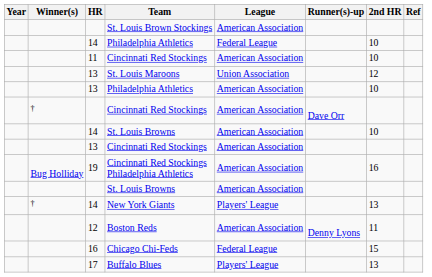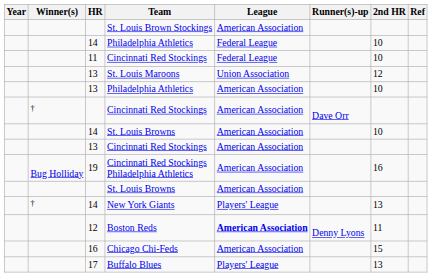(260, 58) American Association -> (247, 58) Federal League
(260, 228) normal -> (262, 228) bold
(247, 249) Federal League -> (260, 249) American Association
